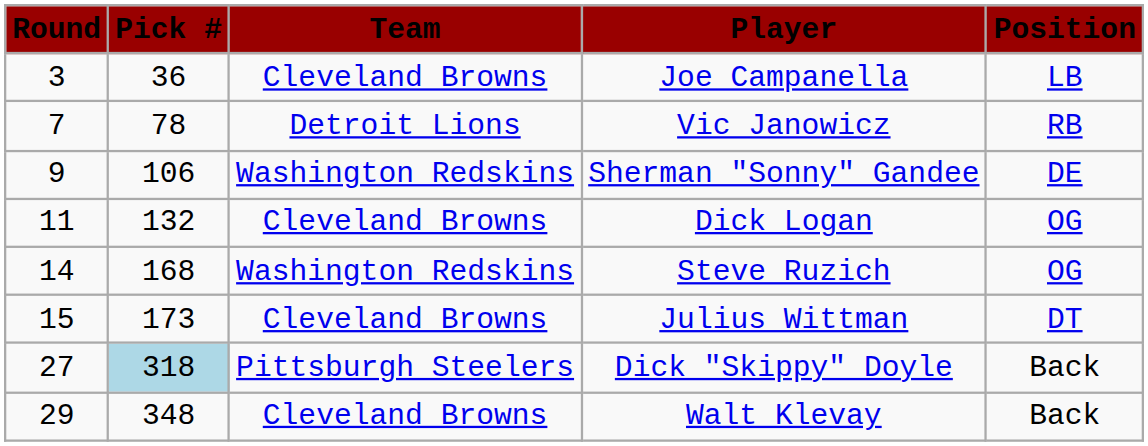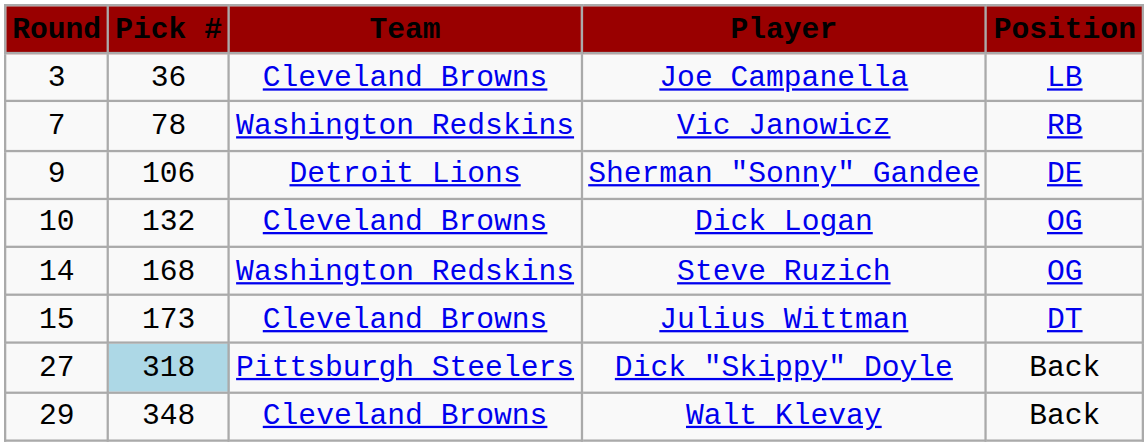(405, 126) Detroit Lions -> (405, 126) Washington Redskins
(405, 174) Washington Redskins -> (405, 174) Detroit Lions
(57, 223) 11 -> (57, 223) 10
